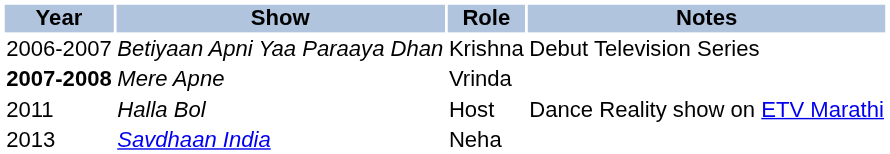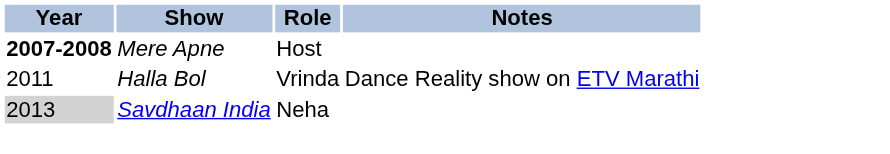- row: (280, 48)
(480, 79) Vrinda -> (299, 48) Host
(472, 109) Host -> (308, 79) Vrinda
(31, 139) no background -> (31, 109) lightgrey background
